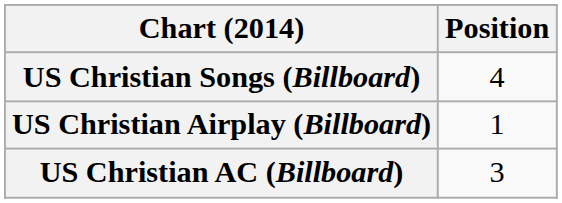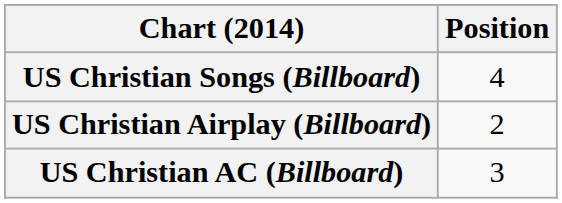(497, 124) 1 -> (497, 124) 2
